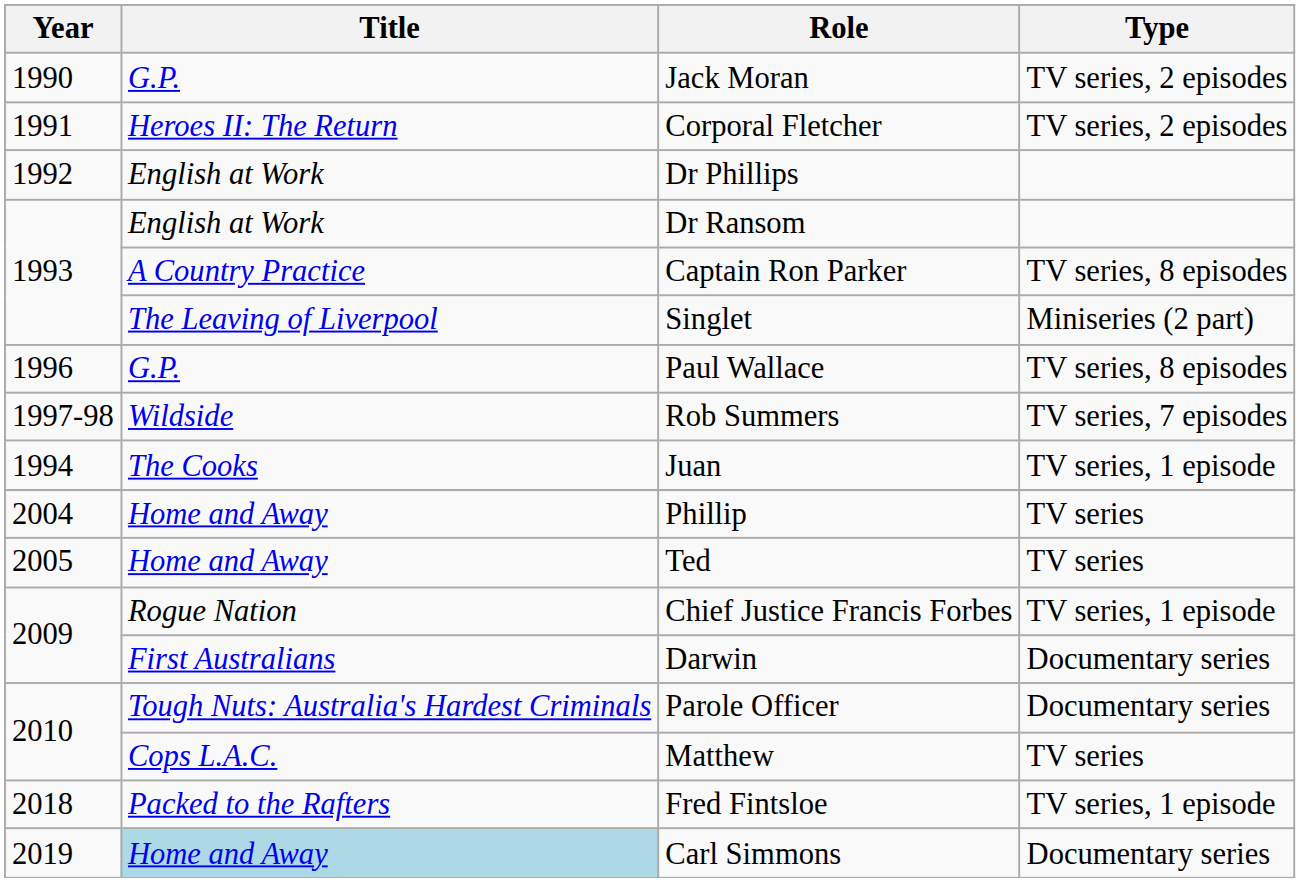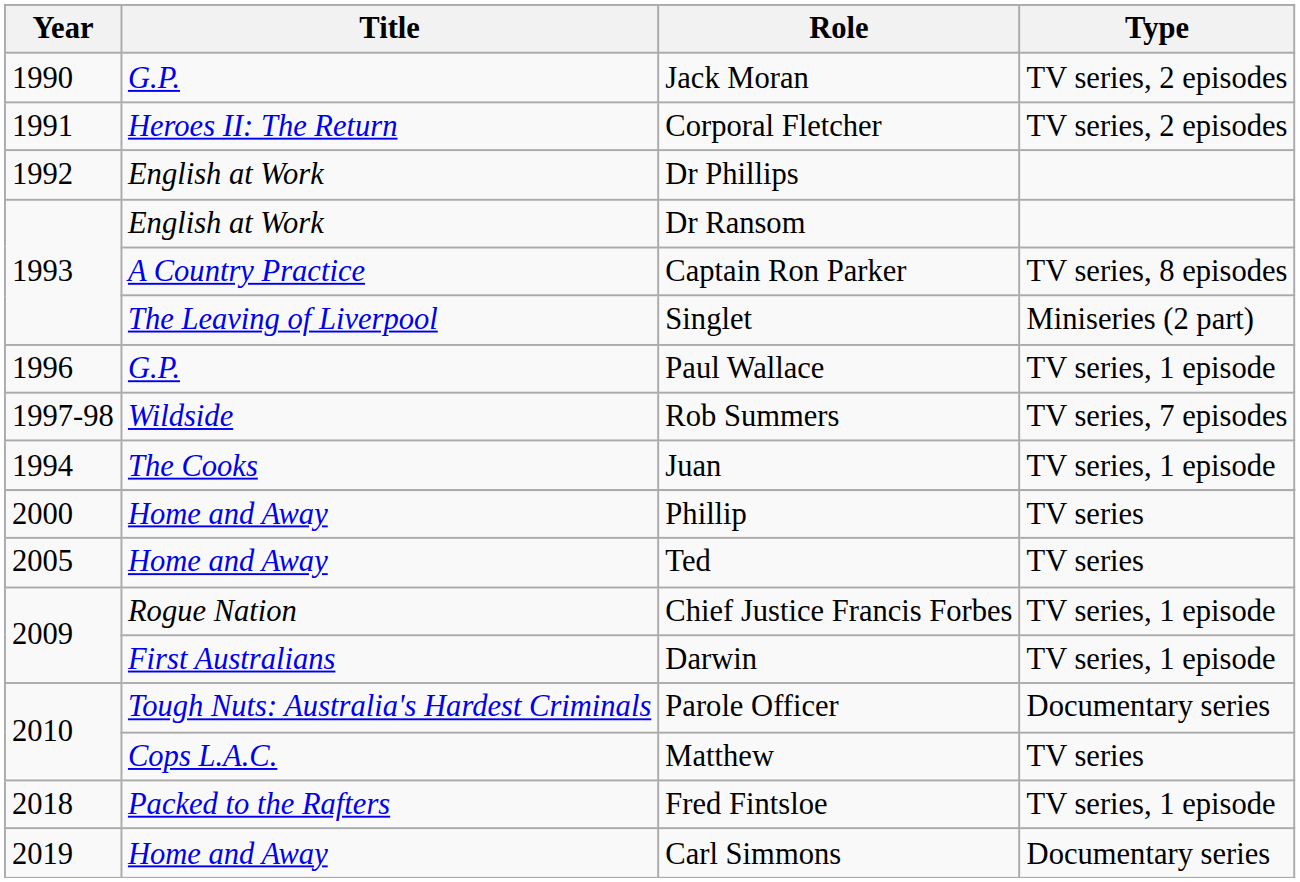(1157, 367) TV series, 8 episodes -> (1151, 367) TV series, 1 episode
(43, 513) 2004 -> (43, 513) 2000
(1148, 658) Documentary series -> (1151, 658) TV series, 1 episode
(228, 852) lightblue background -> (228, 852) no background
